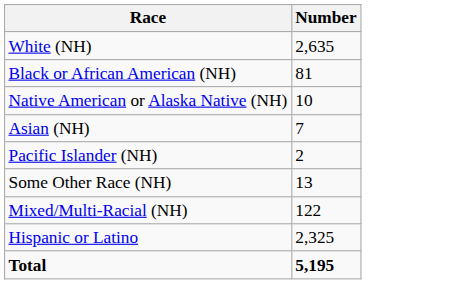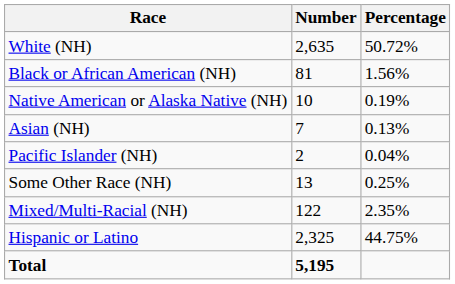+ column: (405, 18)
